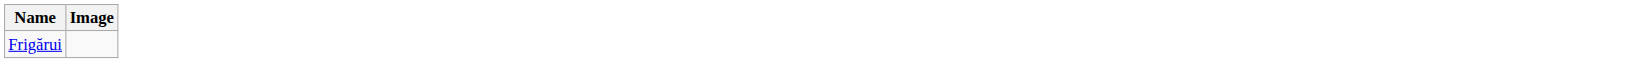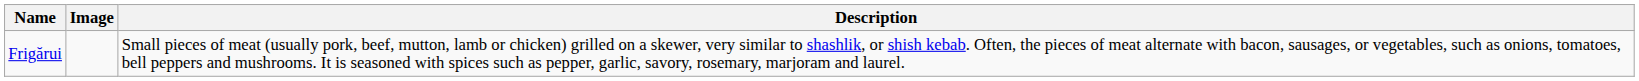+ column: (876, 17)
